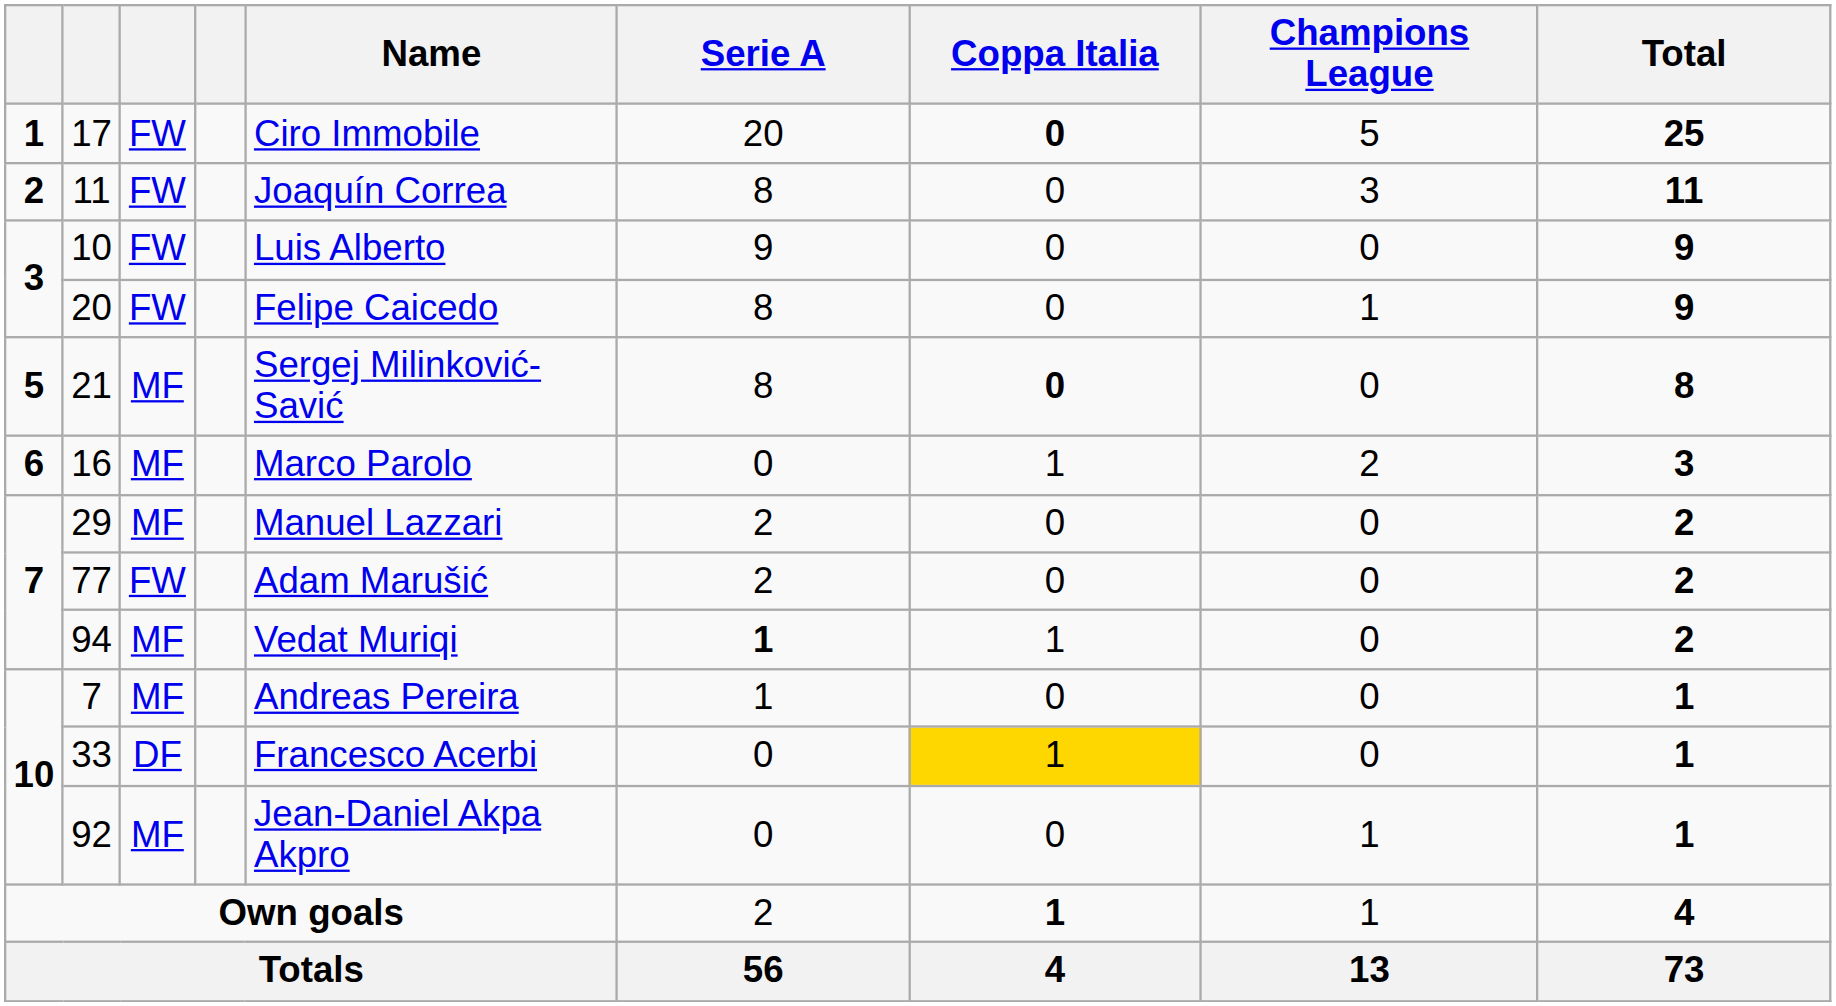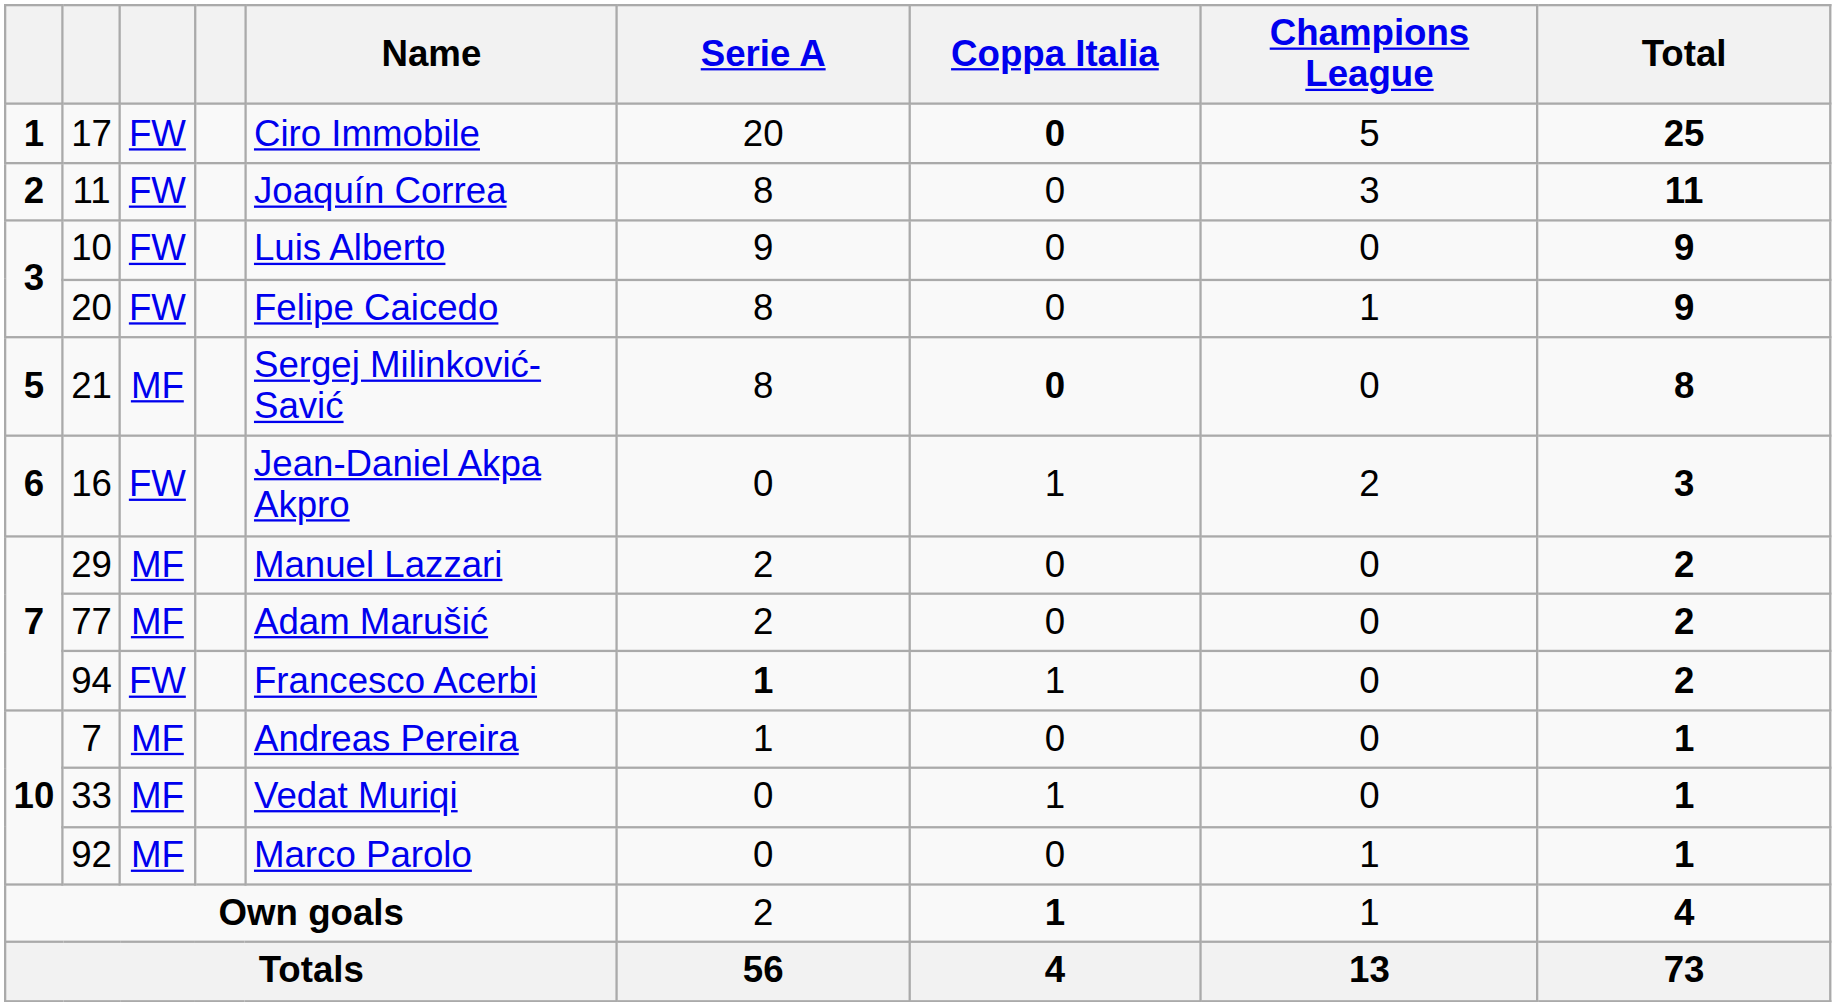(157, 464) MF -> (157, 485) FW
(363, 464) Marco Parolo -> (398, 485) Jean-Daniel Akpa Akpro
(157, 580) FW -> (157, 622) MF
(157, 638) MF -> (157, 680) FW
(356, 638) Vedat Muriqi -> (396, 680) Francesco Acerbi
(157, 755) DF -> (157, 796) MF
(396, 755) Francesco Acerbi -> (356, 796) Vedat Muriqi
(1055, 755) gold background -> (1055, 796) no background
(398, 833) Jean-Daniel Akpa Akpro -> (363, 854) Marco Parolo
